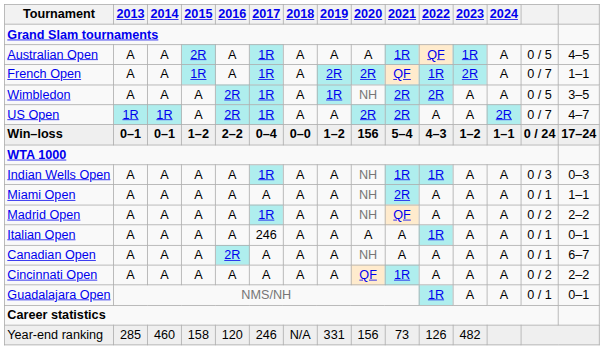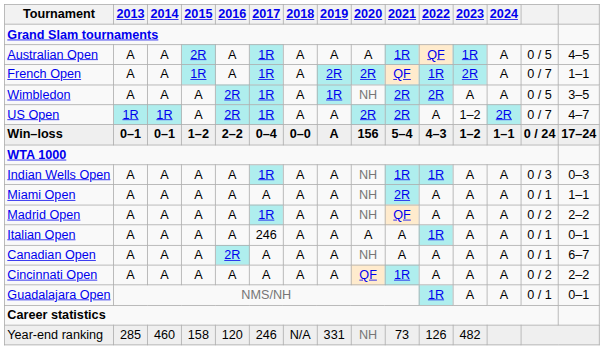(470, 114) A -> (470, 114) 1–2
(334, 134) 1–2 -> (334, 134) A
(368, 335) 156 -> (368, 335) NH
